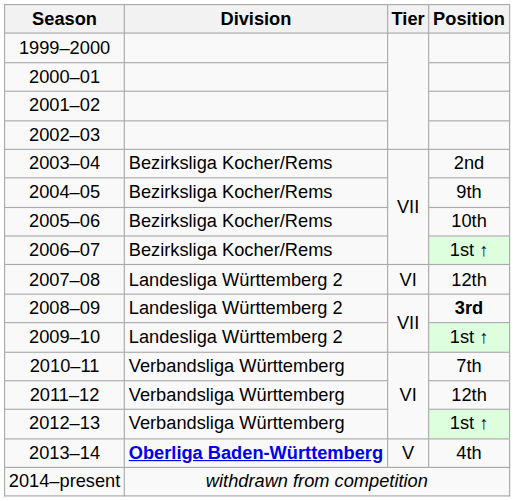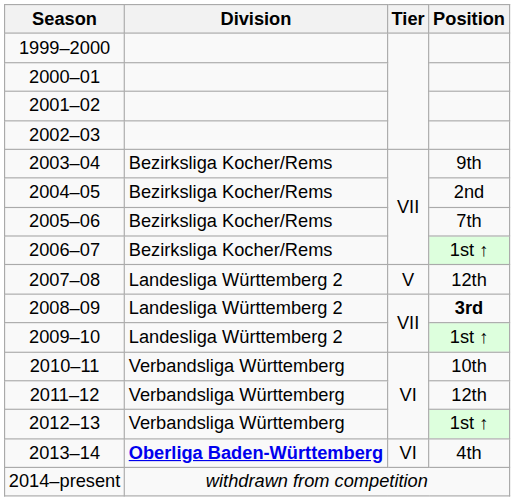(469, 163) 2nd -> (469, 163) 9th
(469, 192) 9th -> (469, 192) 2nd
(469, 221) 10th -> (469, 221) 7th
(408, 279) VI -> (408, 279) V
(469, 366) 7th -> (469, 366) 10th
(408, 452) V -> (408, 452) VI
